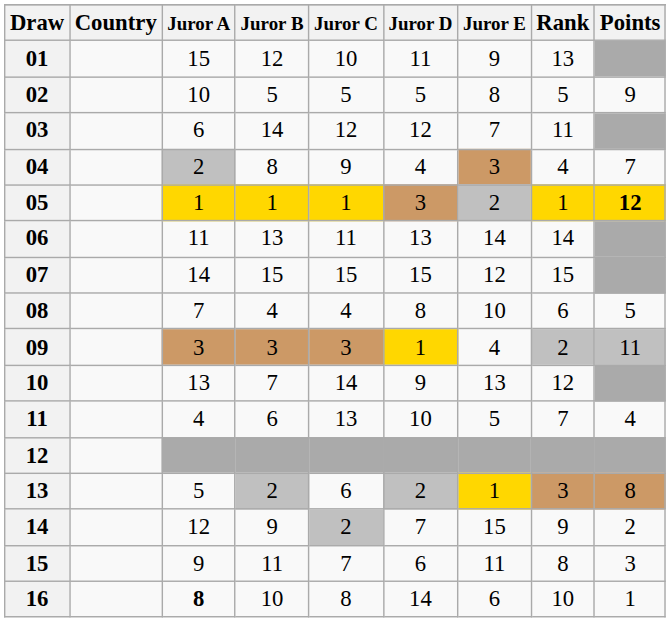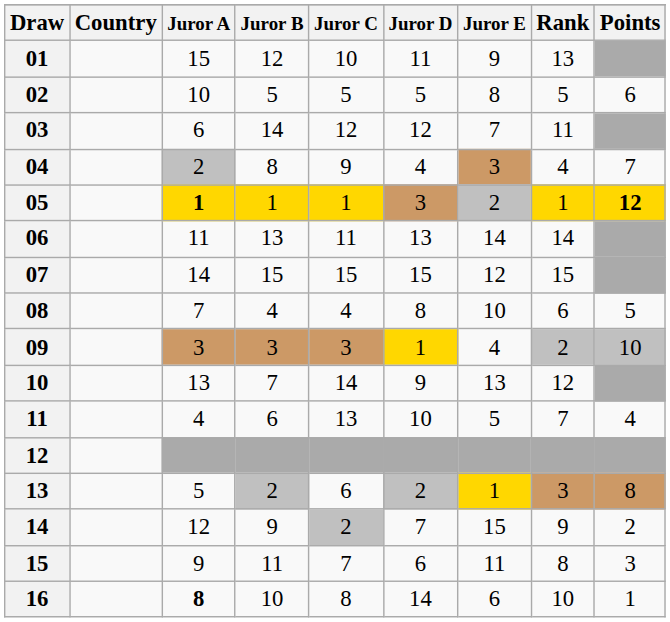(630, 94) 9 -> (630, 94) 6
(199, 202) normal -> (199, 202) bold
(630, 346) 11 -> (630, 346) 10
